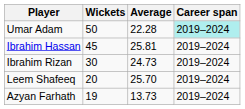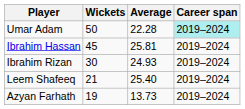(143, 63) 24.73 -> (143, 63) 24.93
(91, 79) 20 -> (91, 79) 21
(143, 79) 25.70 -> (143, 79) 25.40
